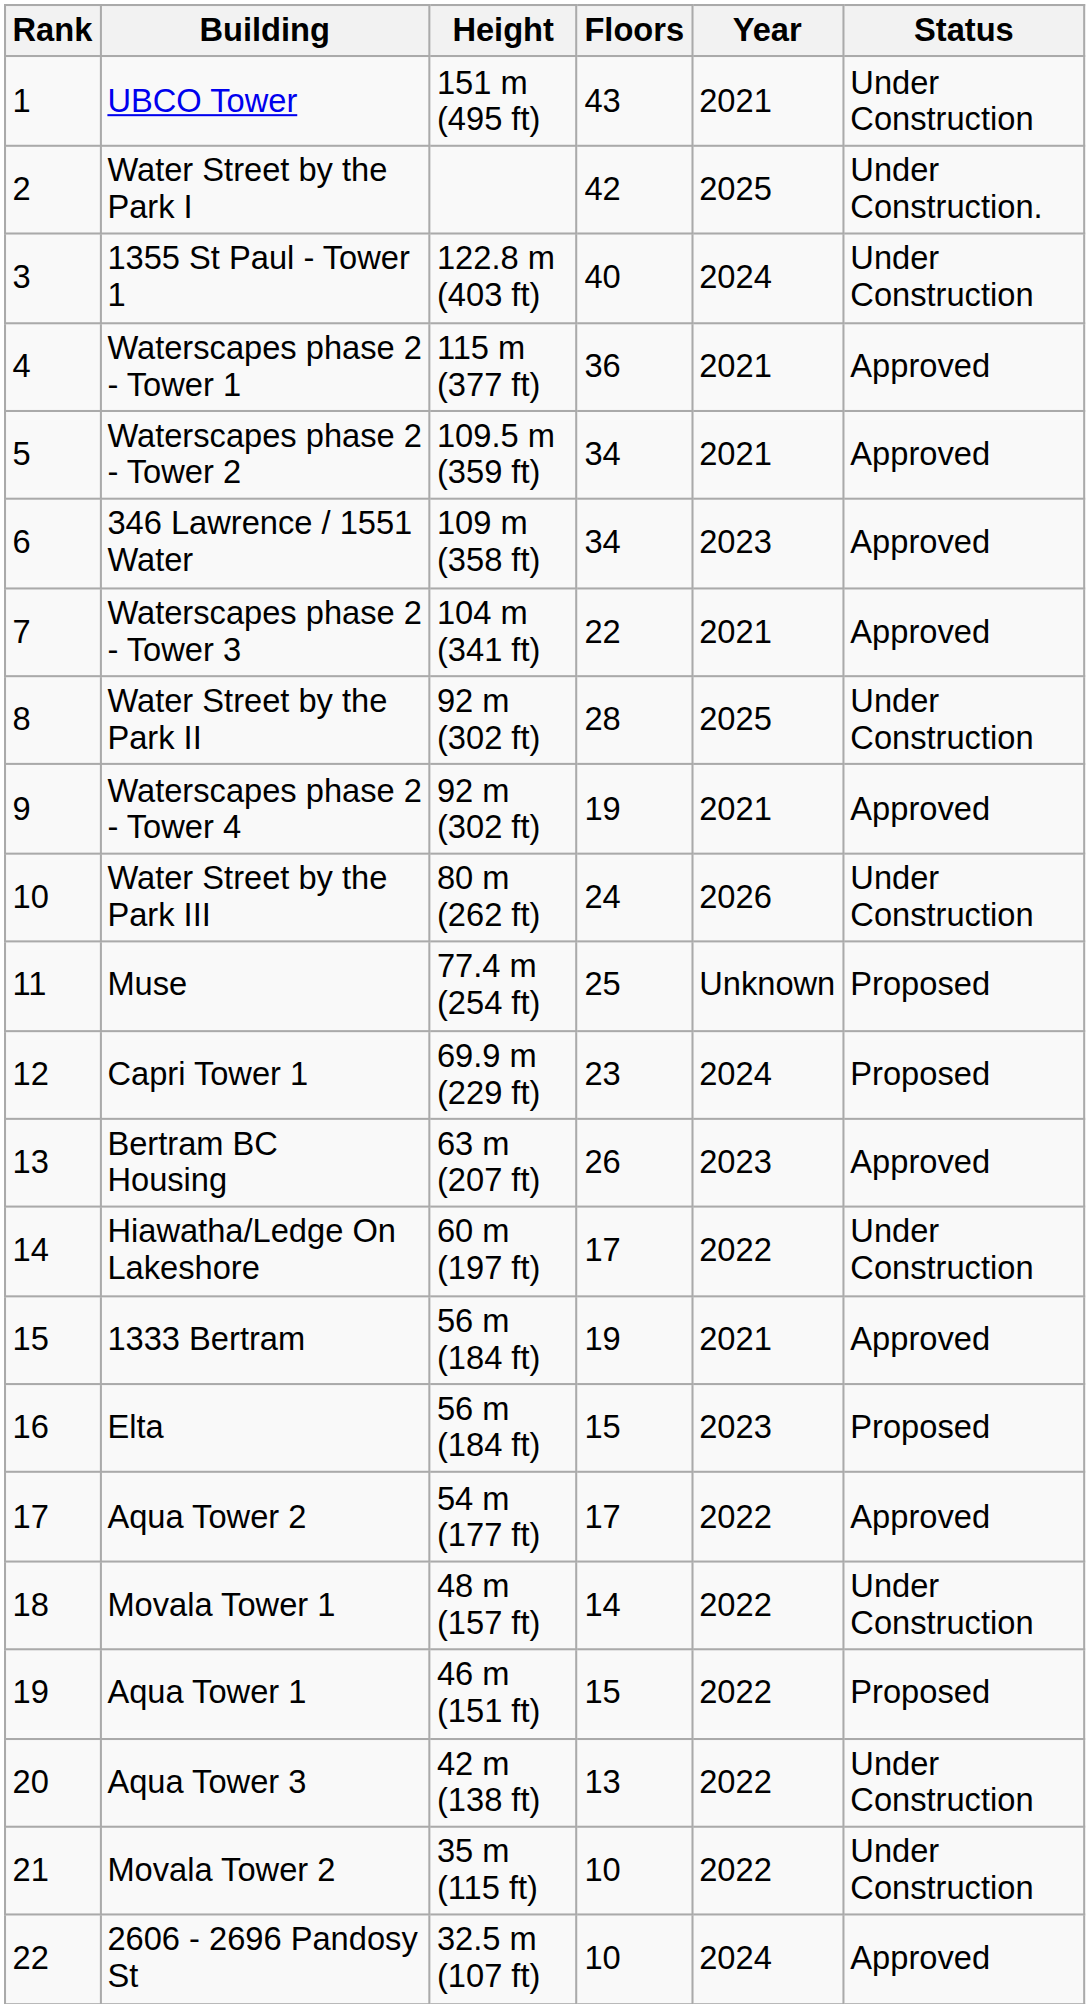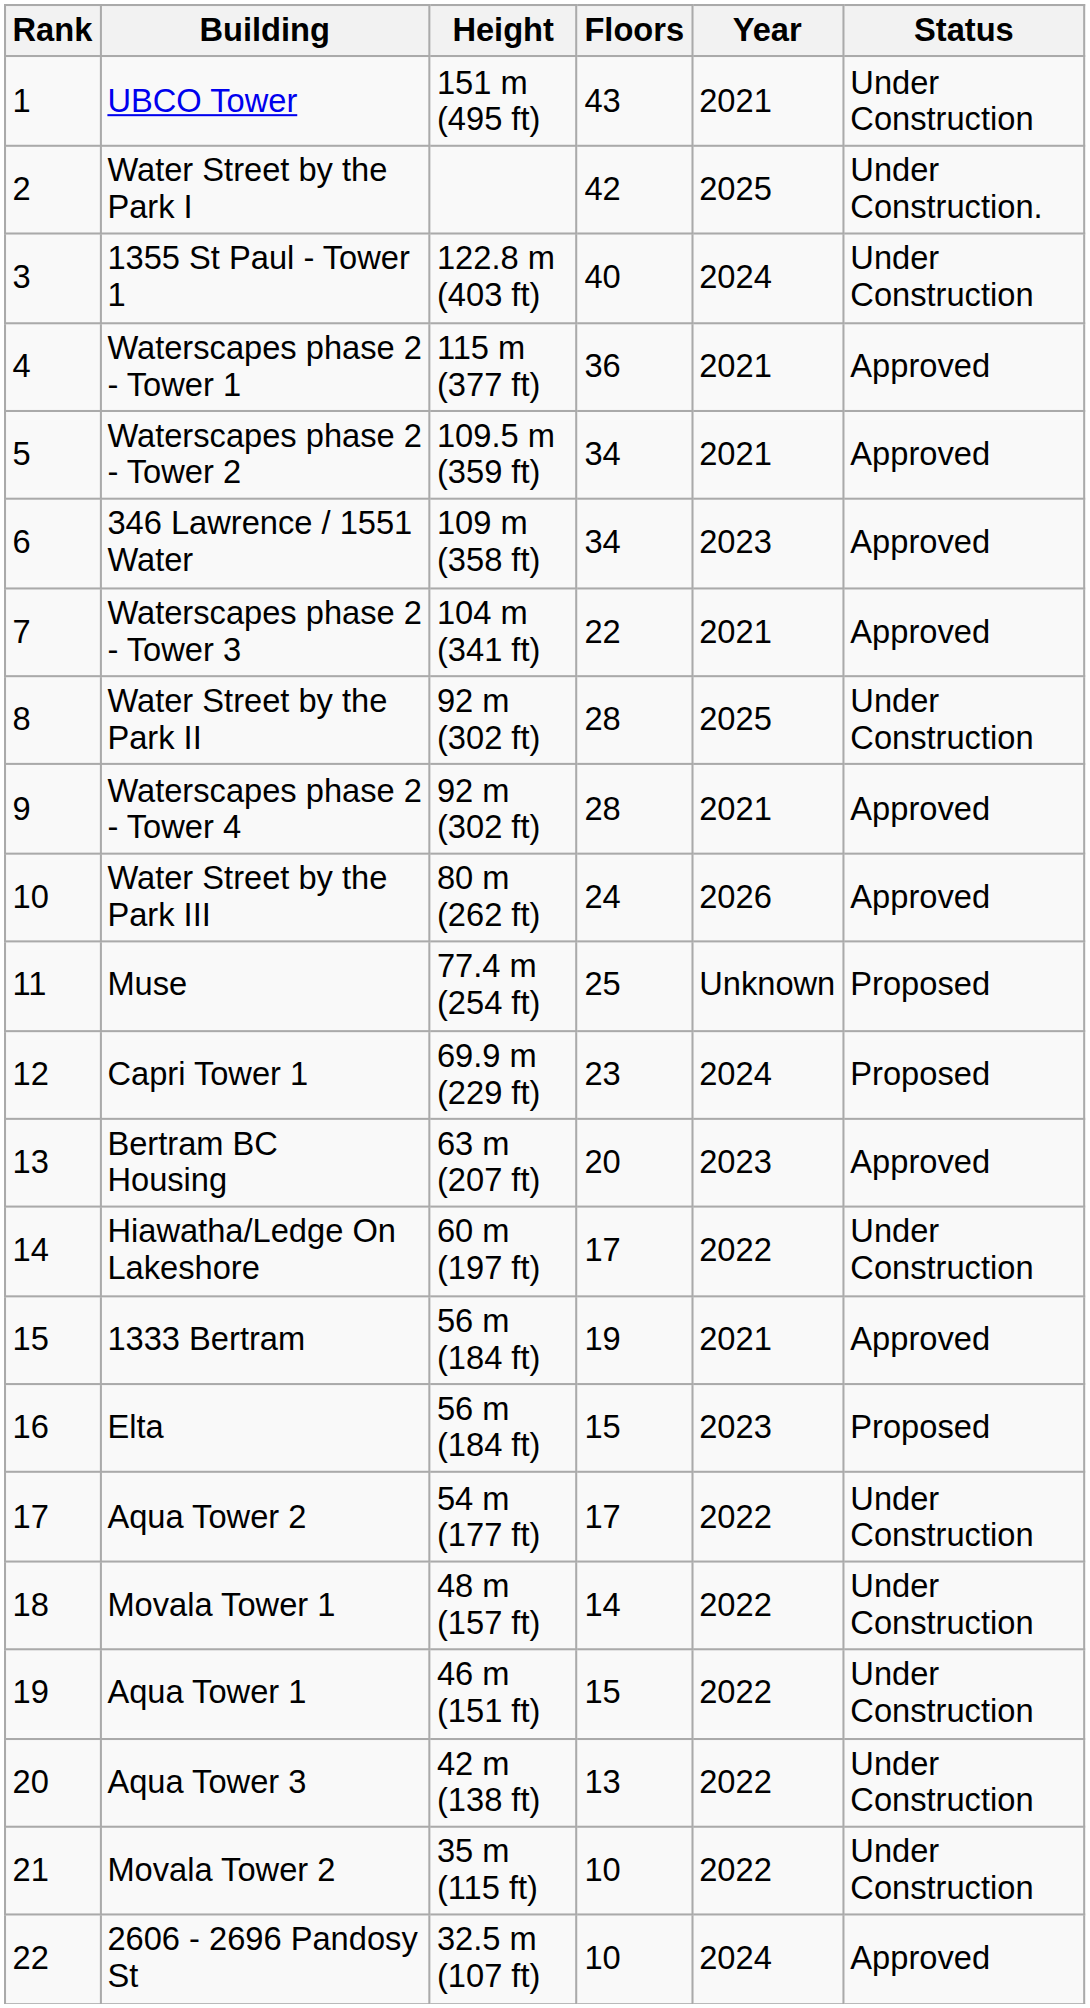(603, 808) 19 -> (603, 808) 28
(942, 896) Under Construction -> (920, 896) Approved
(603, 1162) 26 -> (603, 1162) 20
(920, 1516) Approved -> (942, 1516) Under Construction
(920, 1693) Proposed -> (942, 1693) Under Construction
